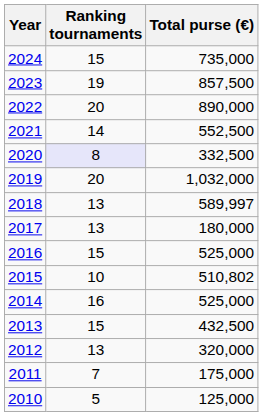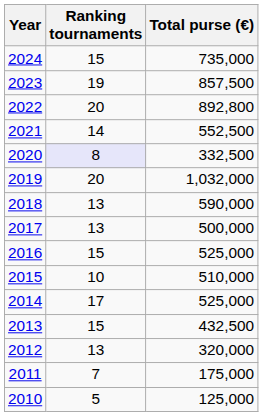(226, 107) 890,000 -> (226, 107) 892,800
(226, 204) 589,997 -> (226, 204) 590,000
(226, 228) 180,000 -> (226, 228) 500,000
(226, 277) 510,802 -> (226, 277) 510,000
(96, 301) 16 -> (96, 301) 17
